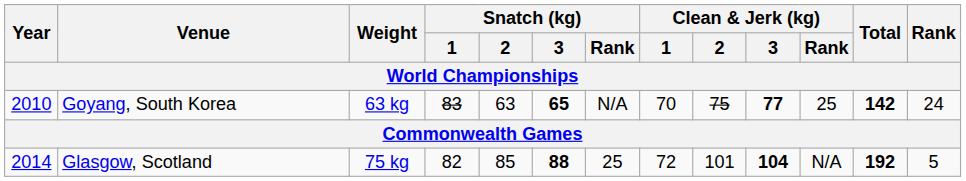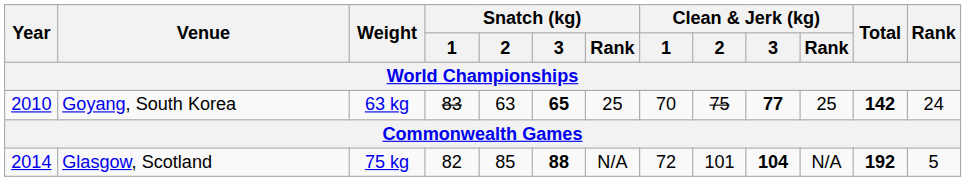(612, 104) N/A -> (612, 104) 25
(612, 162) 25 -> (612, 162) N/A
